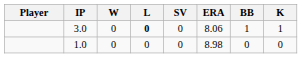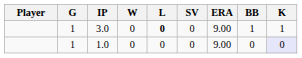+ column: (72, 12)
(214, 28) 8.06 -> (222, 28) 9.00
(214, 45) 8.98 -> (222, 45) 9.00
(280, 45) no background -> (282, 45) lavender background
